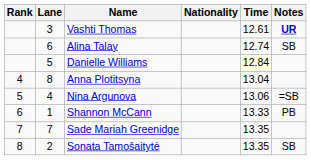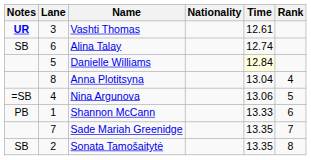columns swapped: (20, 12) <-> (289, 12)
